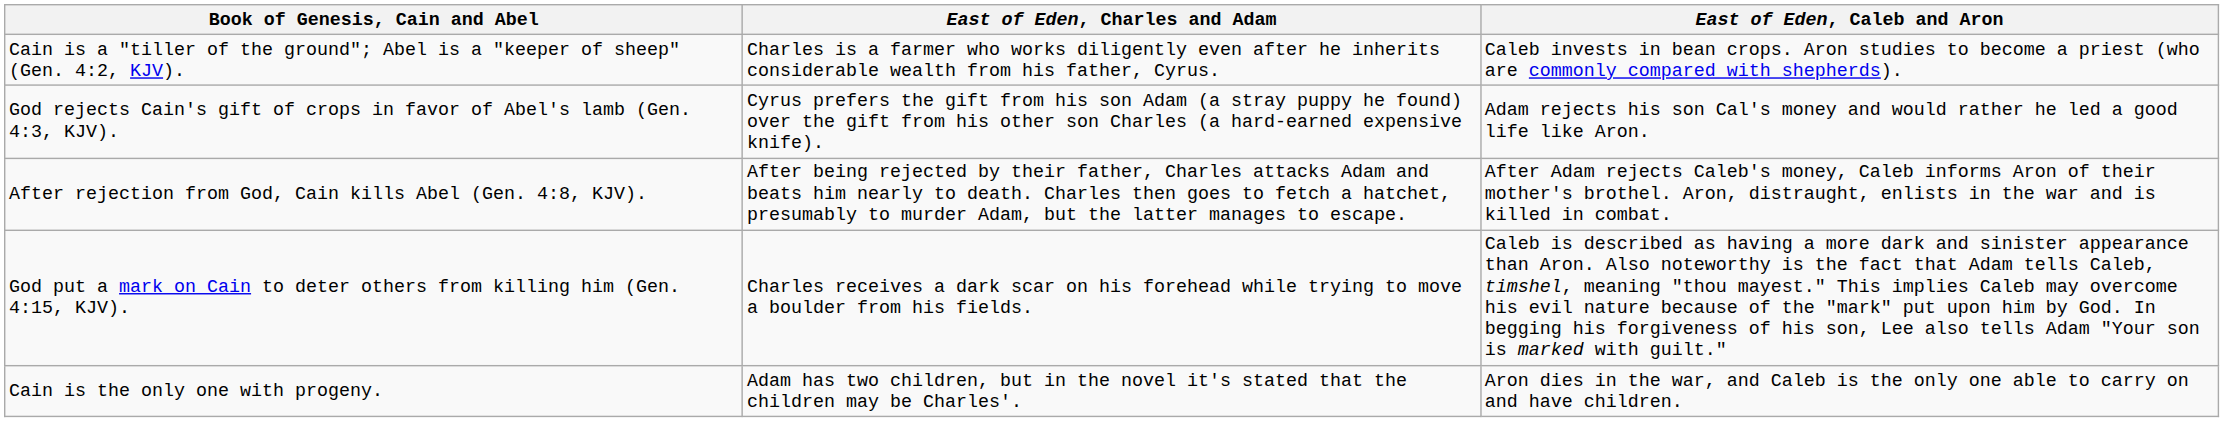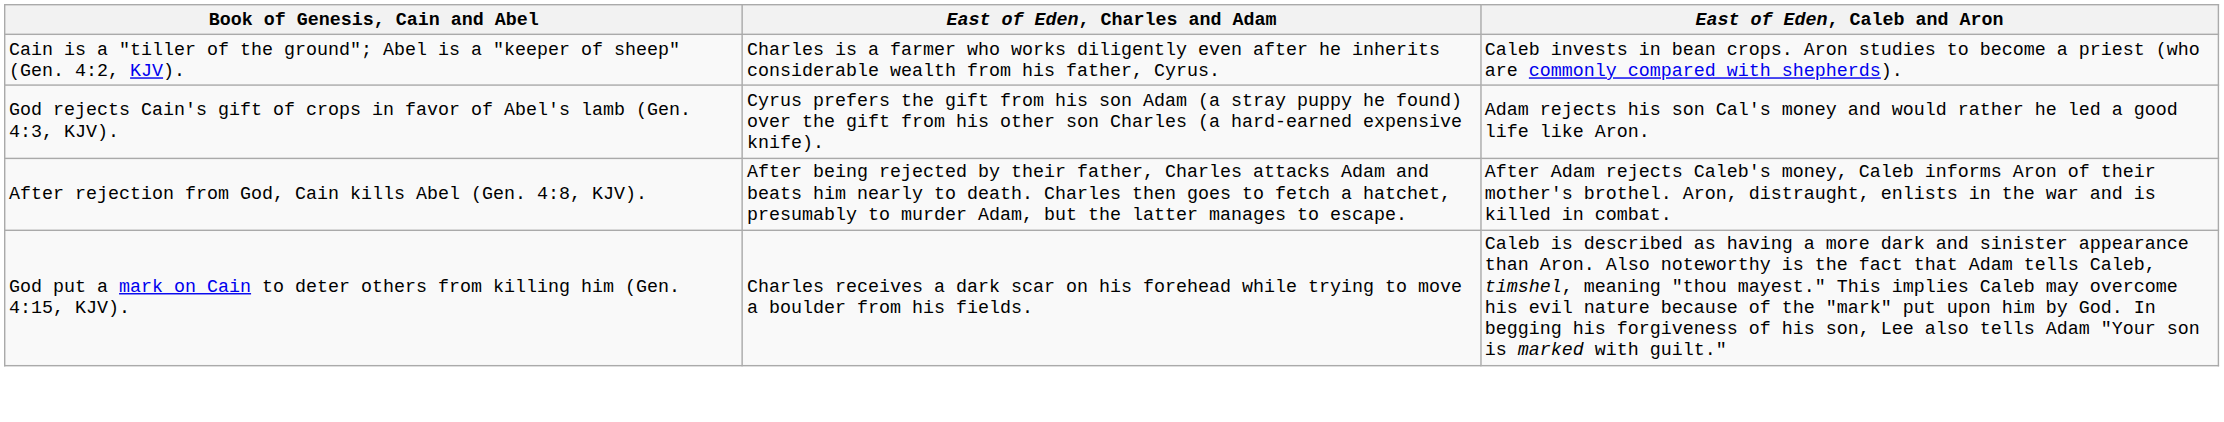- row: (196, 391)
